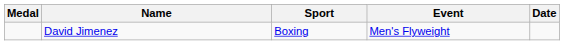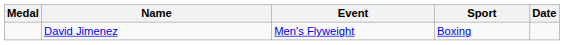columns swapped: (319, 13) <-> (448, 13)
